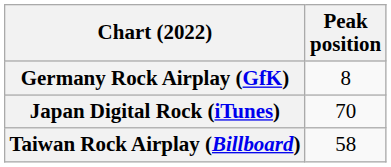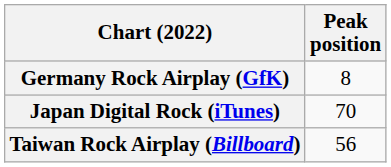(346, 144) 58 -> (346, 144) 56
